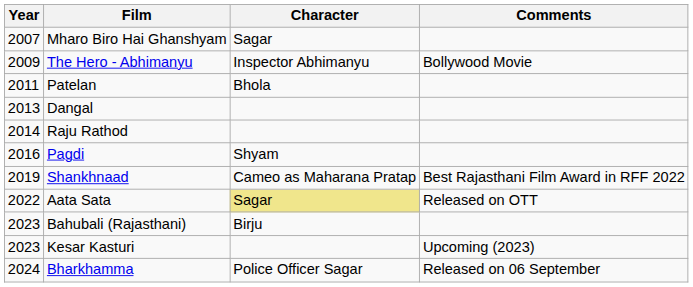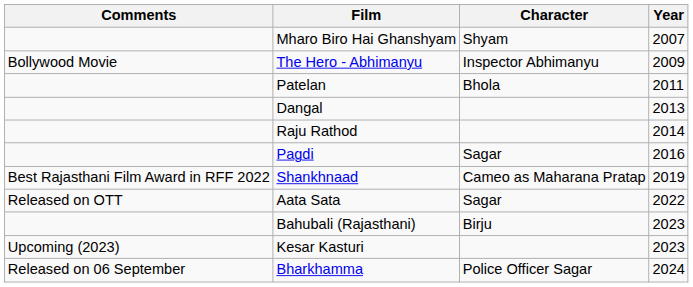columns swapped: (24, 16) <-> (554, 16)
(253, 39) Sagar -> (485, 39) Shyam
(256, 154) Shyam -> (482, 154) Sagar
(253, 200) khaki background -> (482, 200) no background
